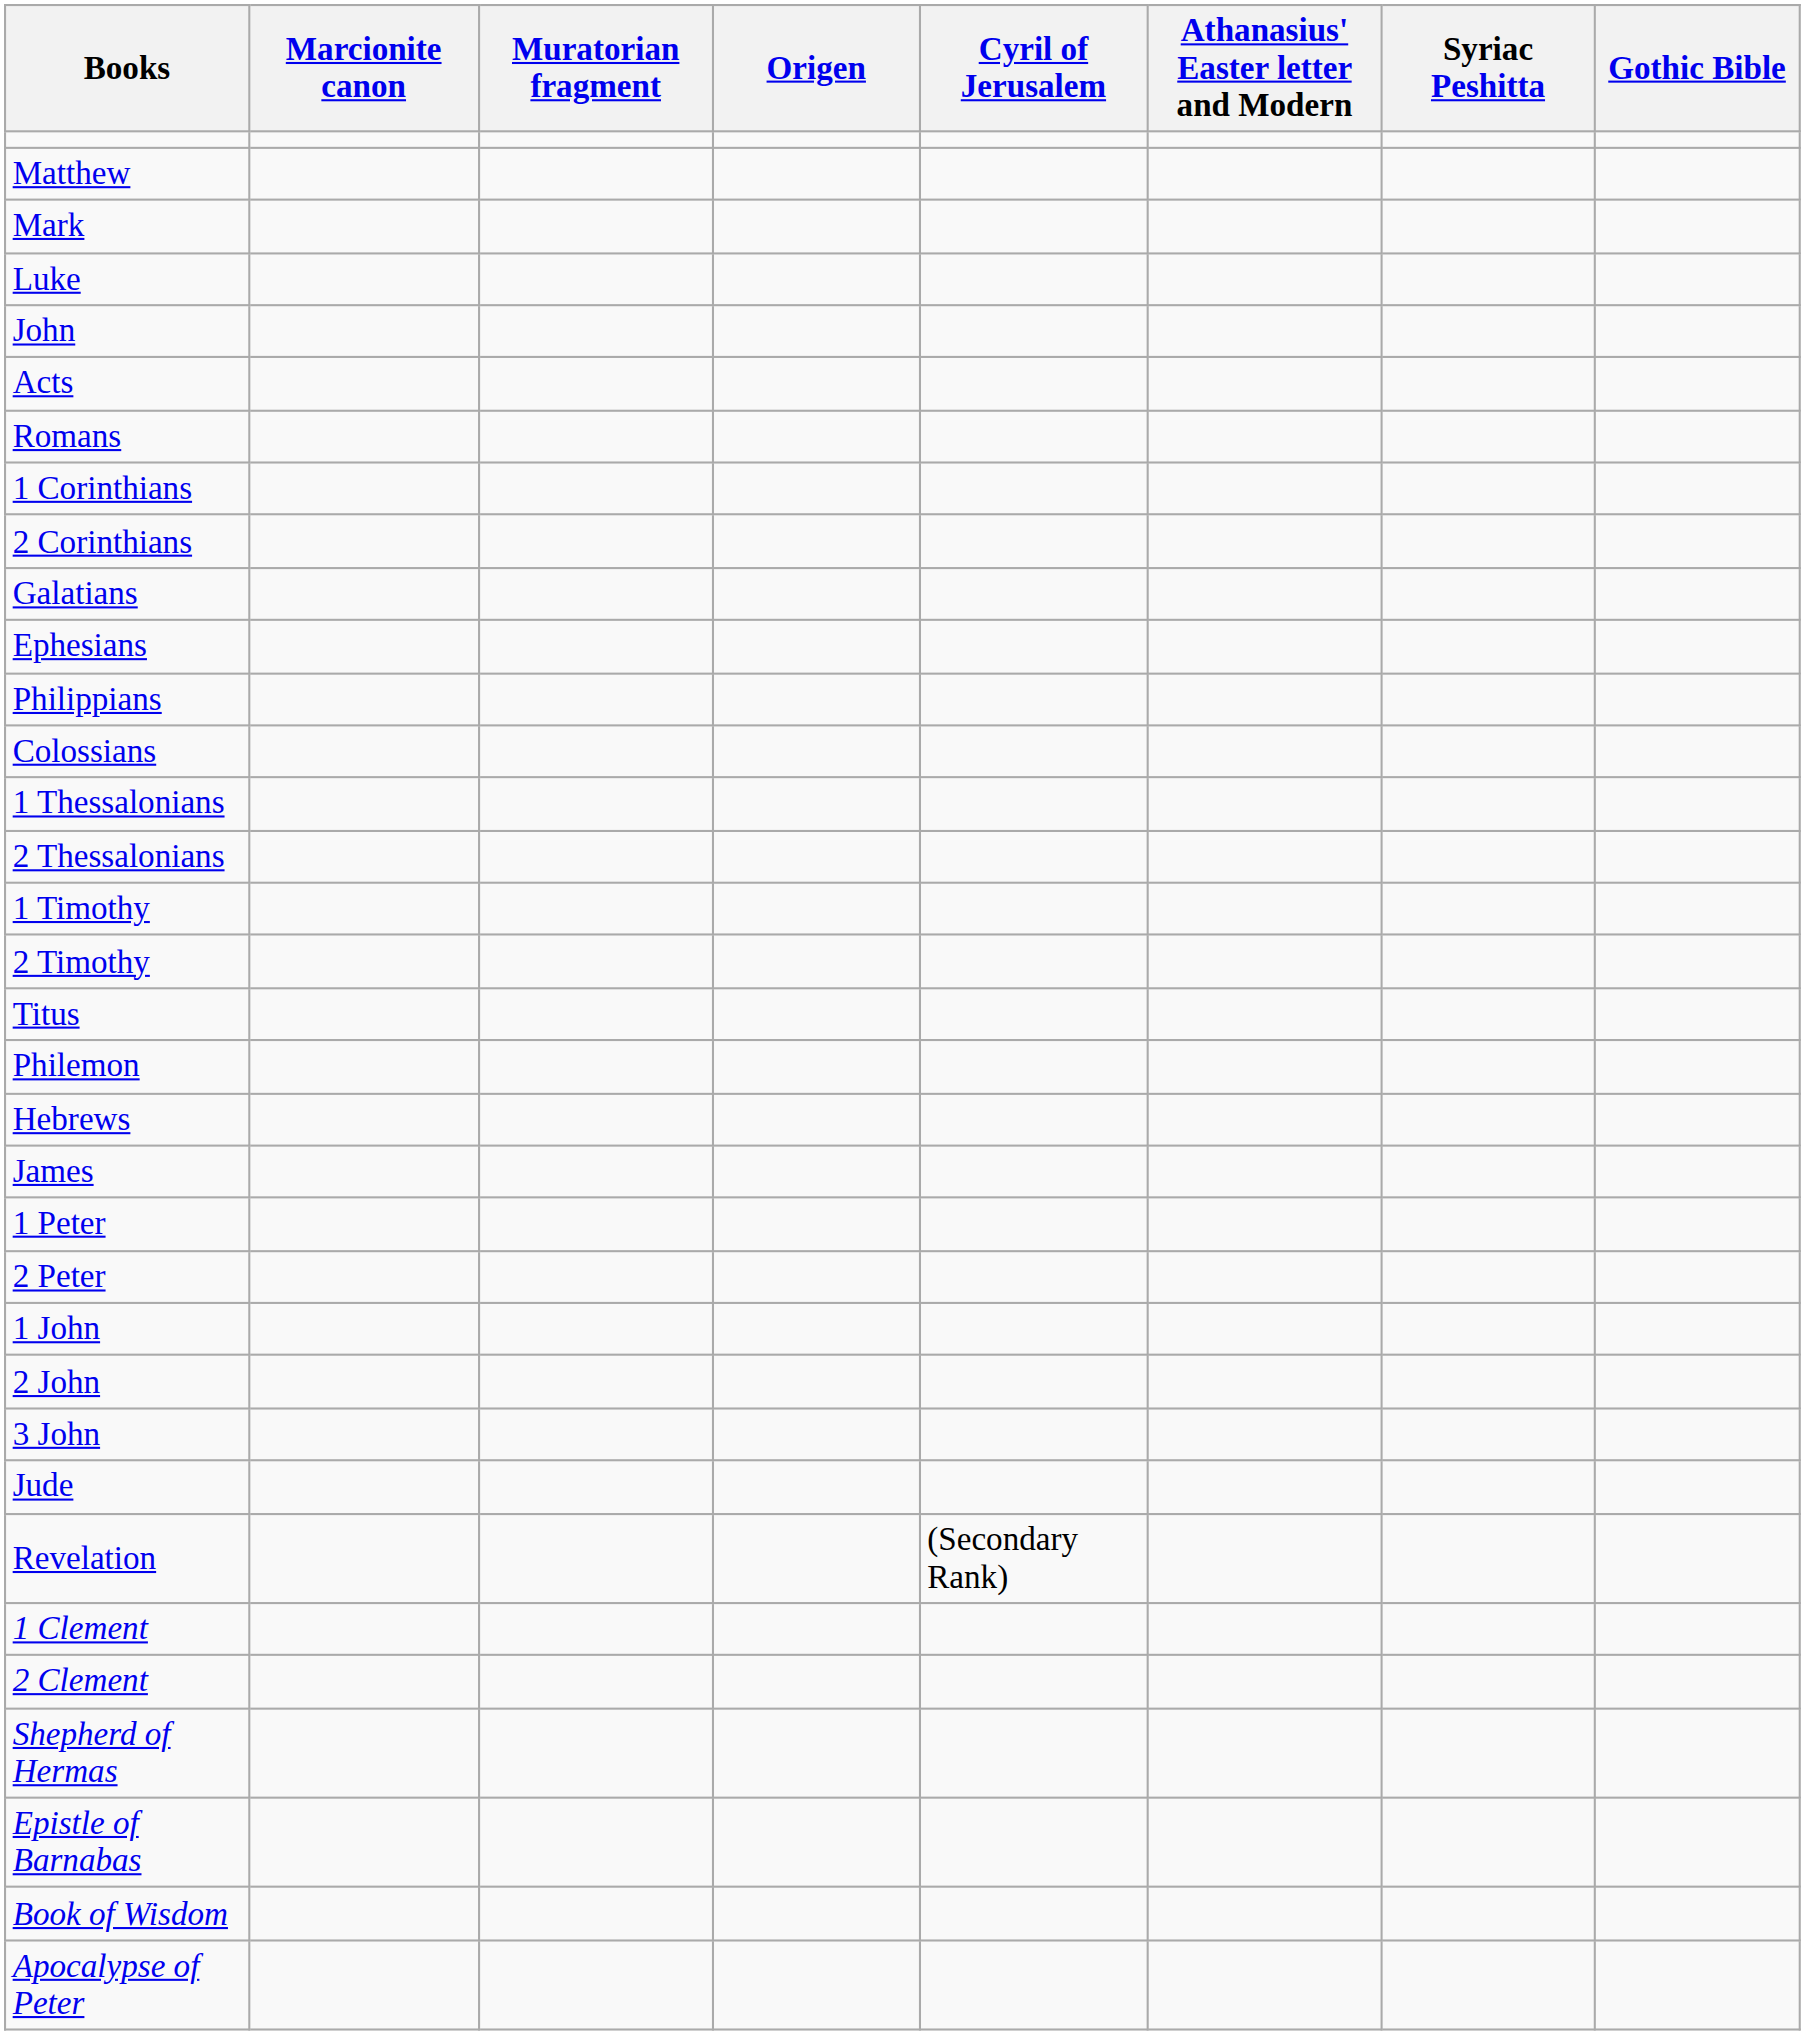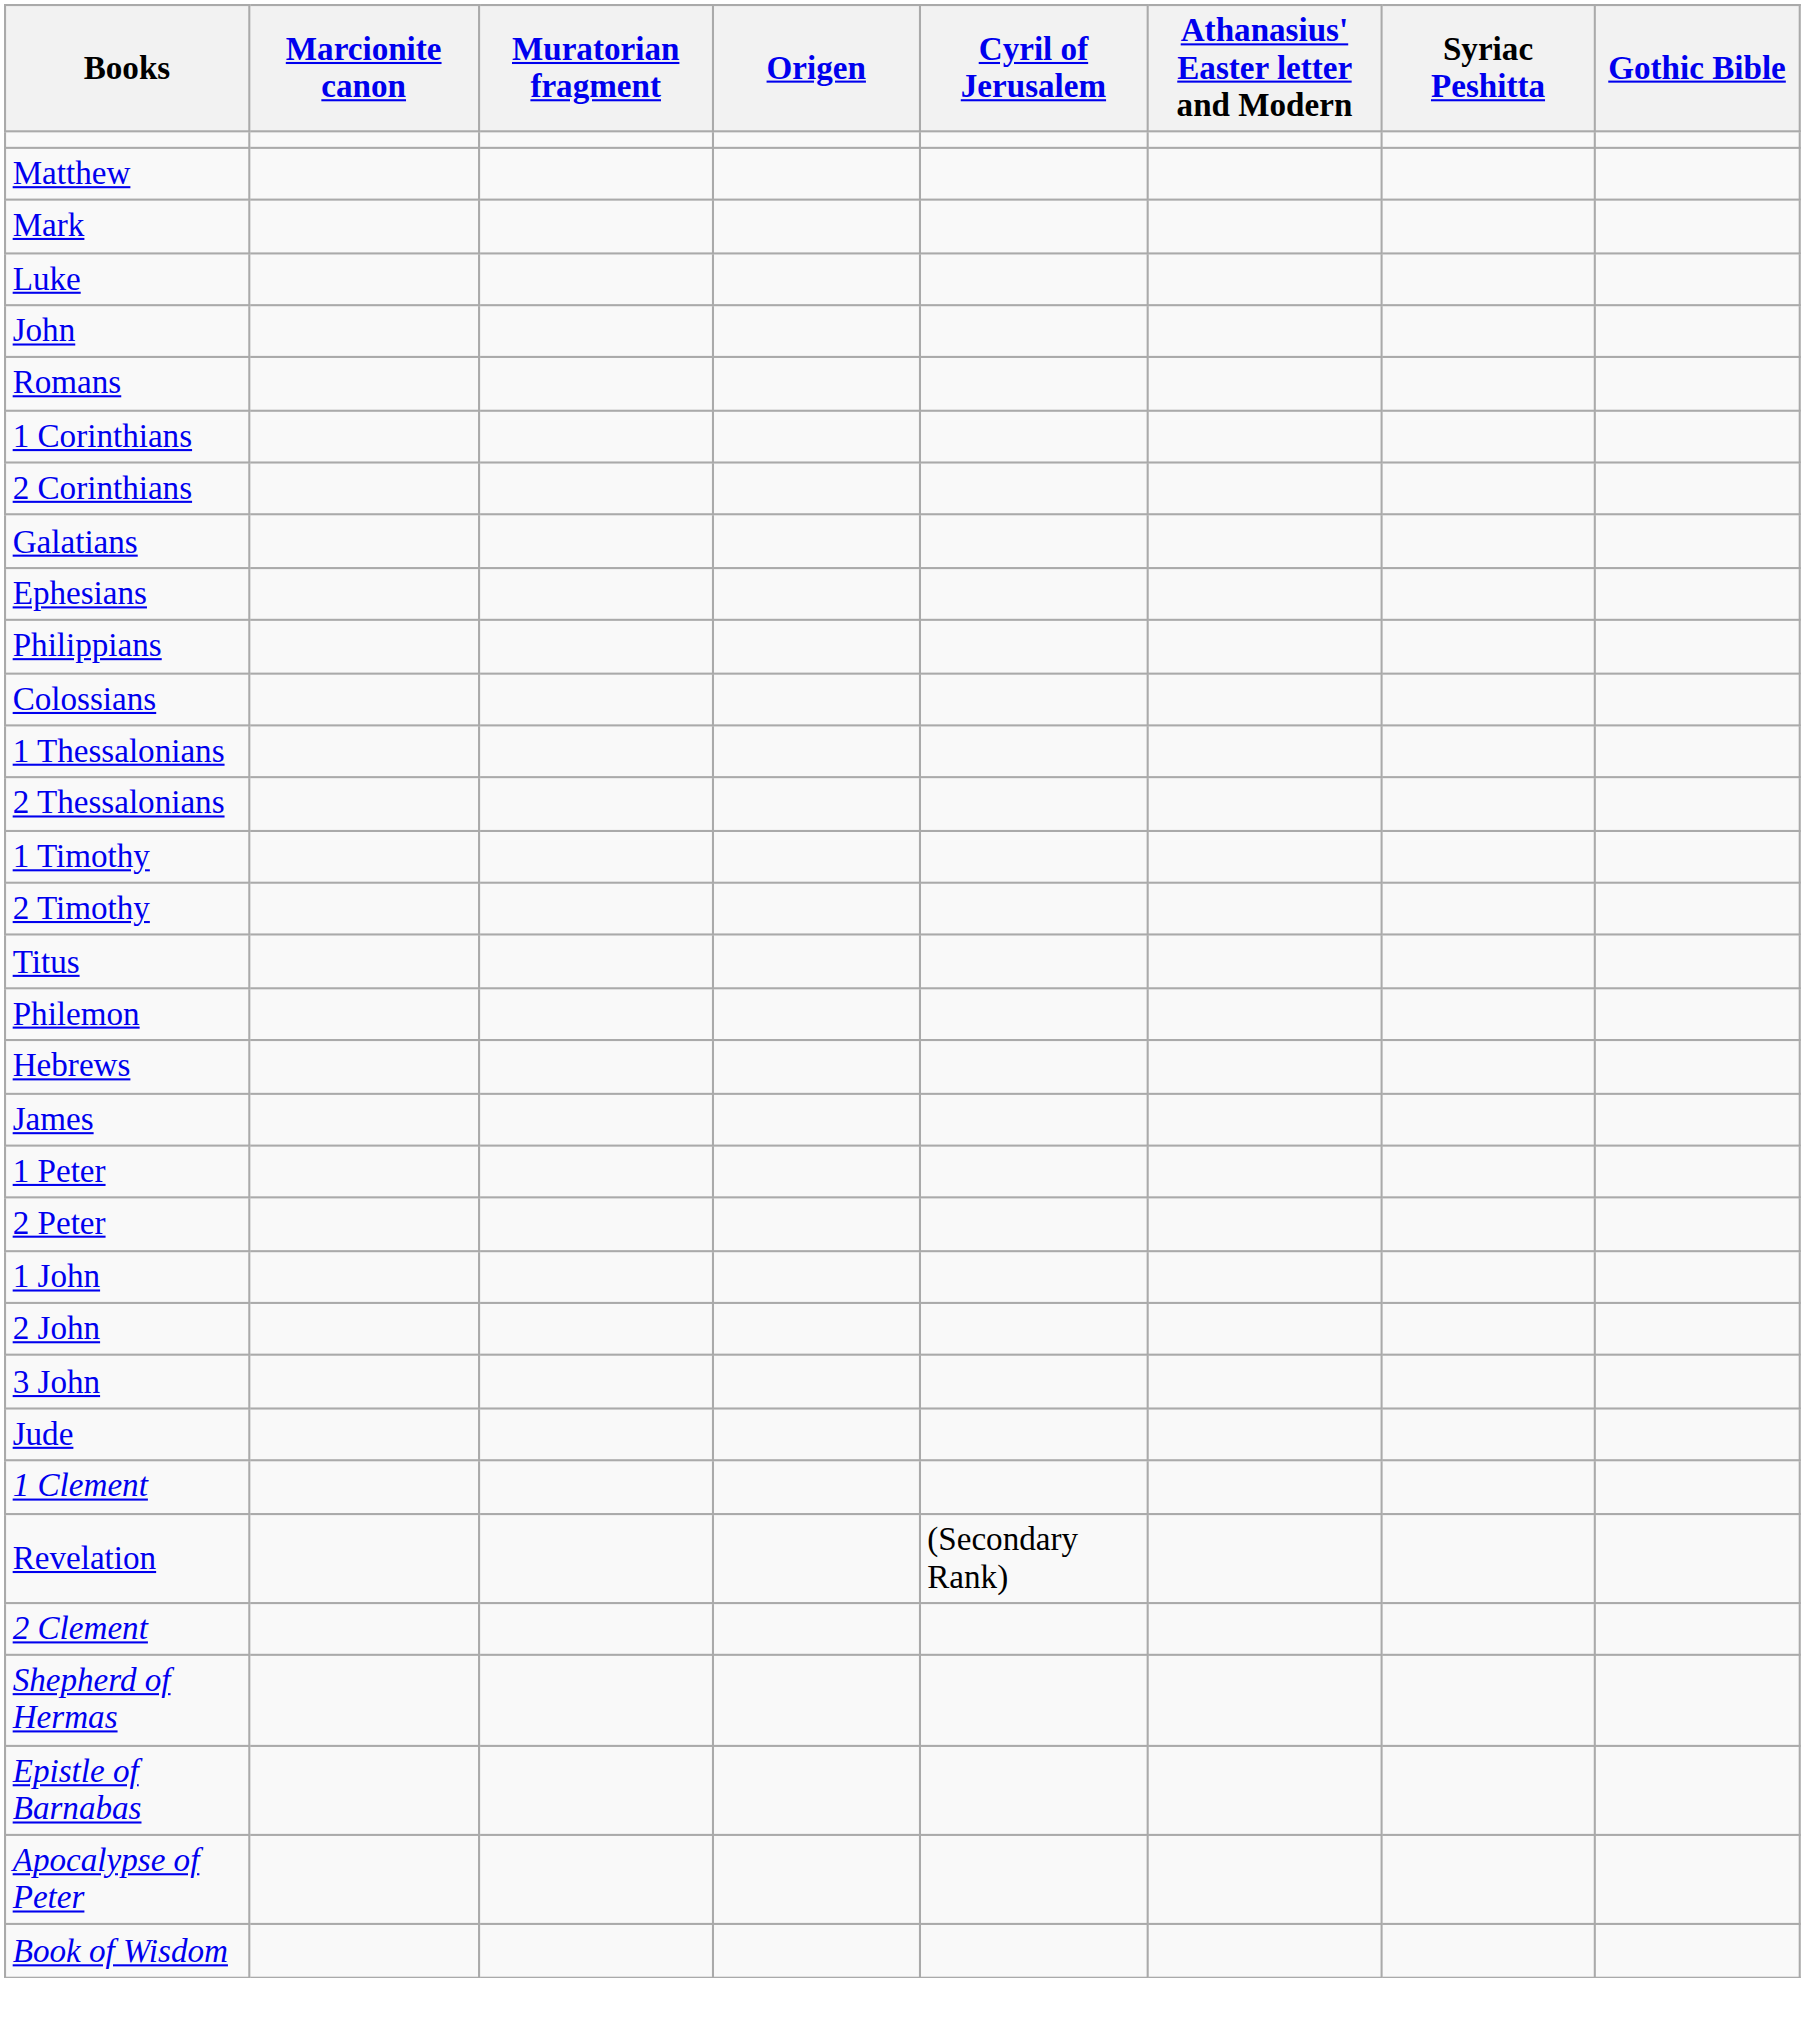- row: (43, 383)
rows swapped: (84, 1557) <-> (80, 1628)
rows swapped: (106, 1984) <-> (120, 1913)
